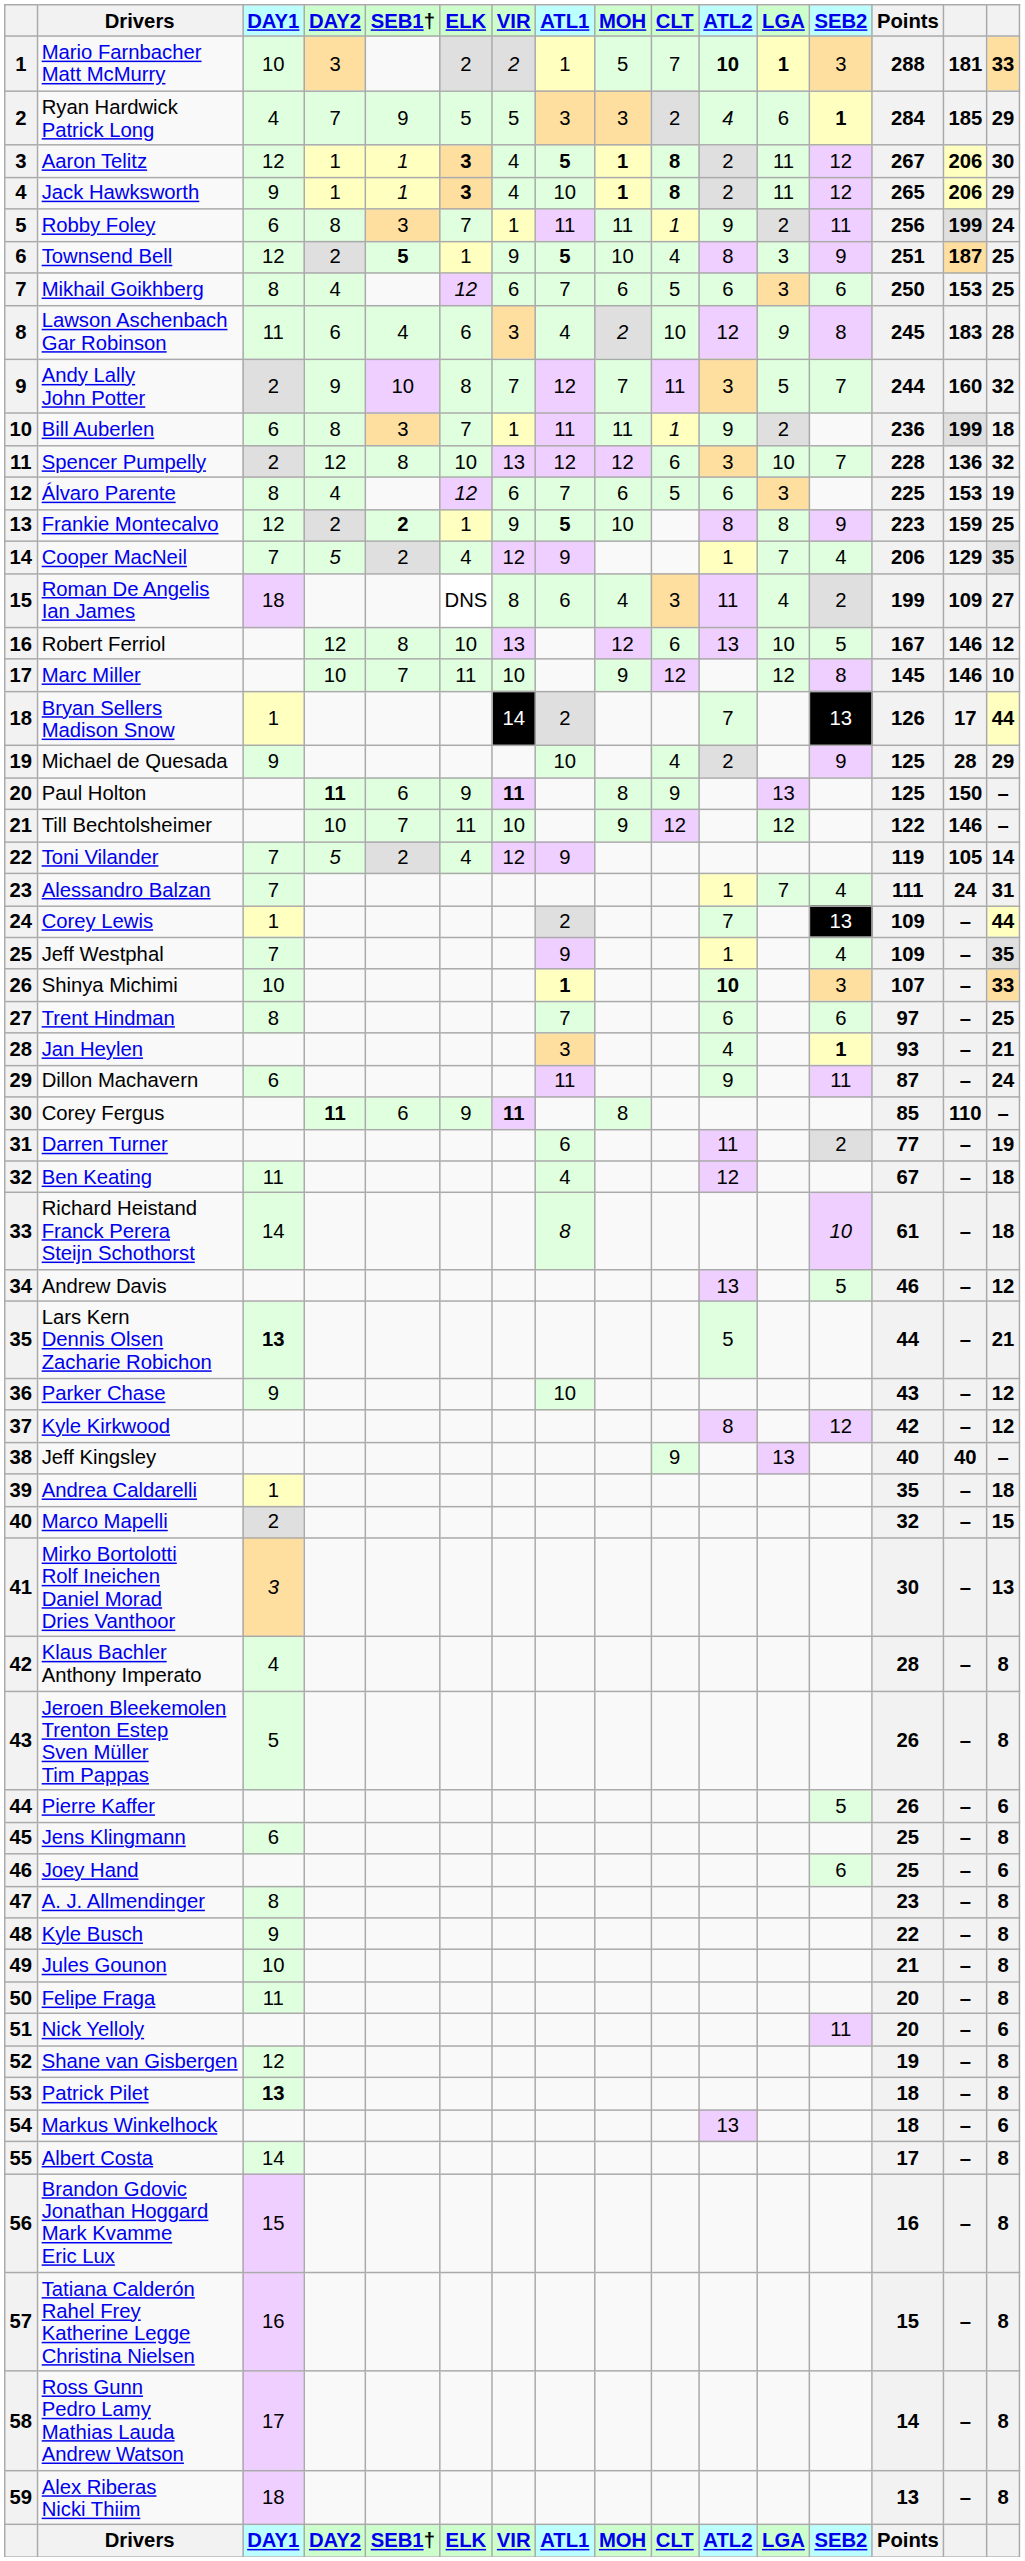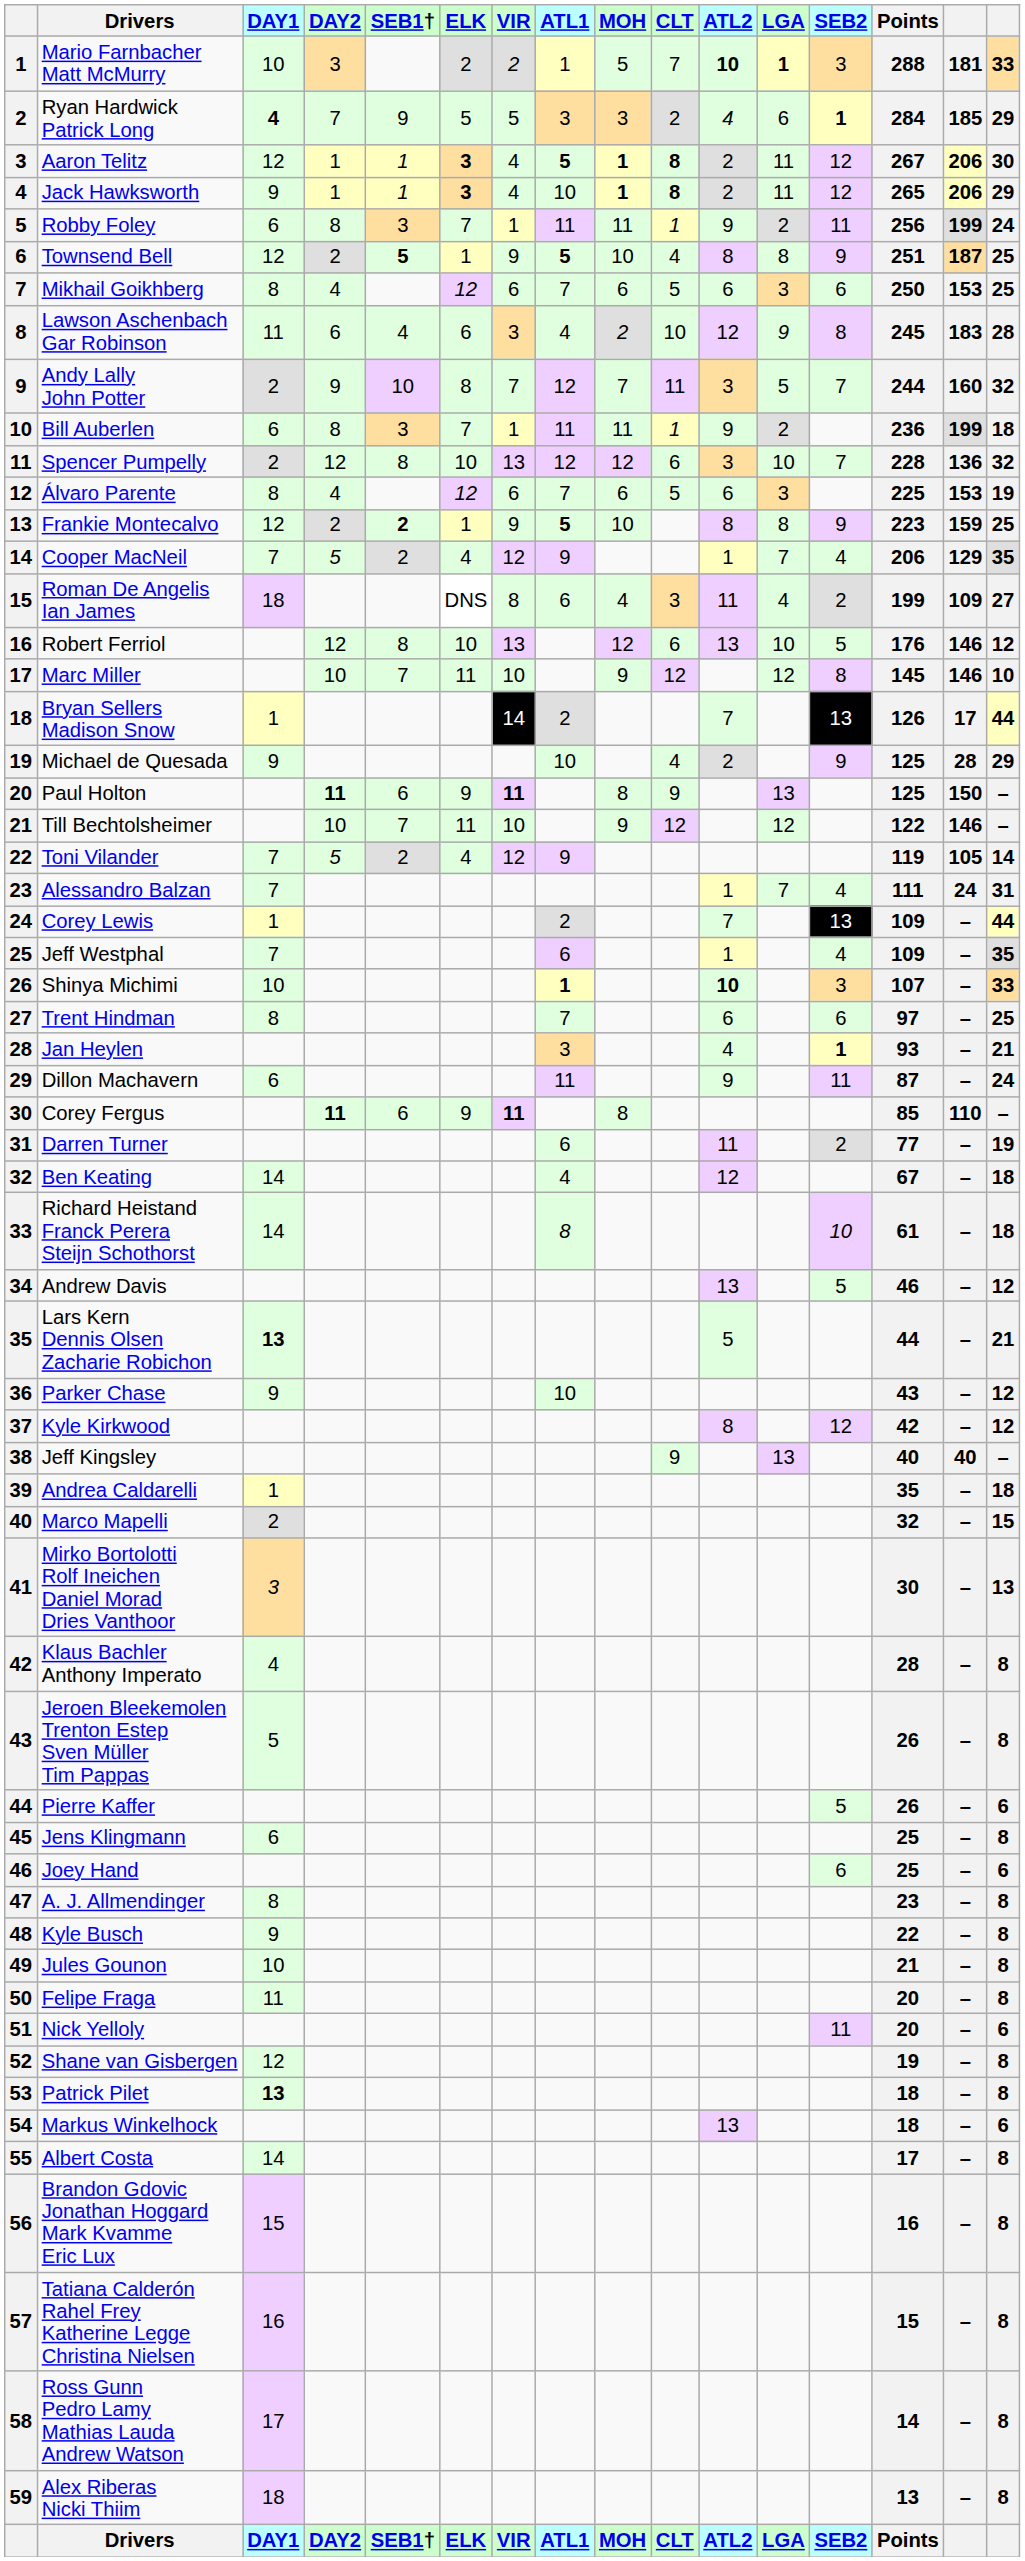(273, 118) normal -> (273, 118) bold
(783, 257) 3 -> (783, 257) 8
(908, 643) 167 -> (908, 643) 176
(565, 953) 9 -> (565, 953) 6
(273, 1177) 11 -> (273, 1177) 14
